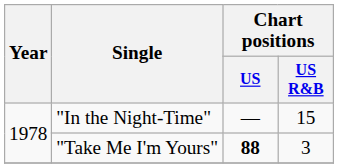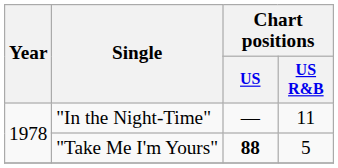(306, 117) 15 -> (306, 117) 11
(306, 148) 3 -> (306, 148) 5
